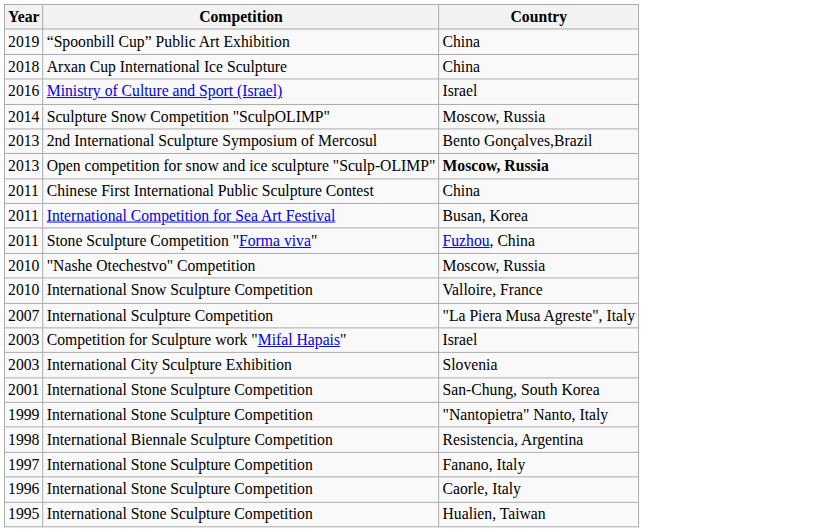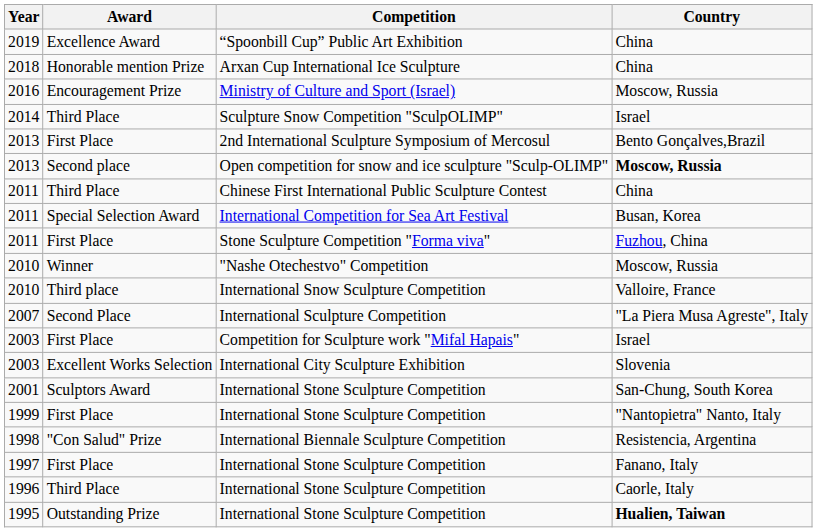+ column: (130, 16)
(460, 91) Israel -> (667, 91) Moscow, Russia
(494, 116) Moscow, Russia -> (633, 116) Israel
(494, 514) normal -> (670, 514) bold
